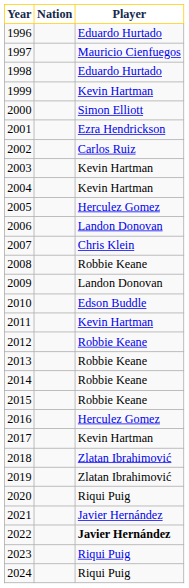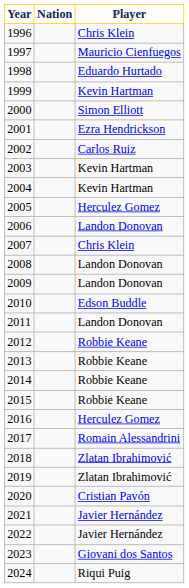(120, 33) Eduardo Hurtado -> (106, 33) Chris Klein
(112, 264) Robbie Keane -> (120, 264) Landon Donovan
(116, 322) Kevin Hartman -> (120, 322) Landon Donovan
(116, 438) Kevin Hartman -> (129, 438) Romain Alessandrini
(104, 496) Riqui Puig -> (114, 496) Cristian Pavón
(124, 534) bold -> (120, 534) normal
(104, 554) Riqui Puig -> (125, 554) Giovani dos Santos
